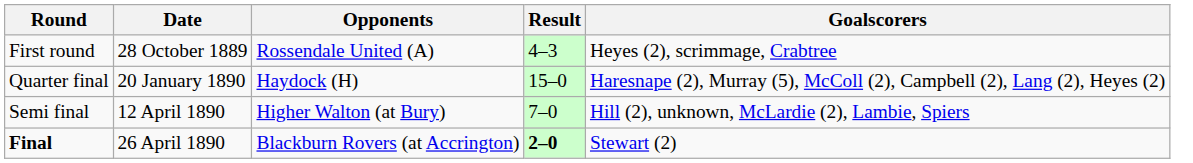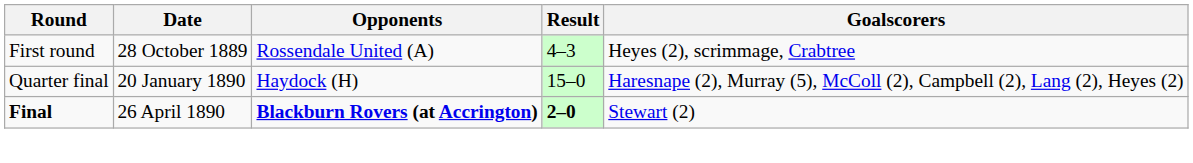- row: (49, 111)
(388, 142) normal -> (397, 111) bold
